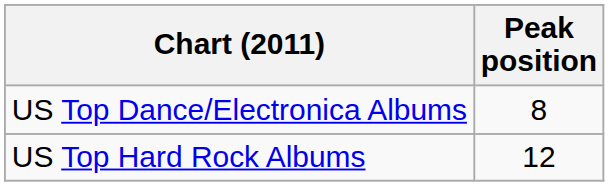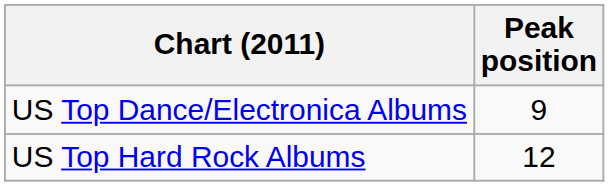(539, 109) 8 -> (539, 109) 9
